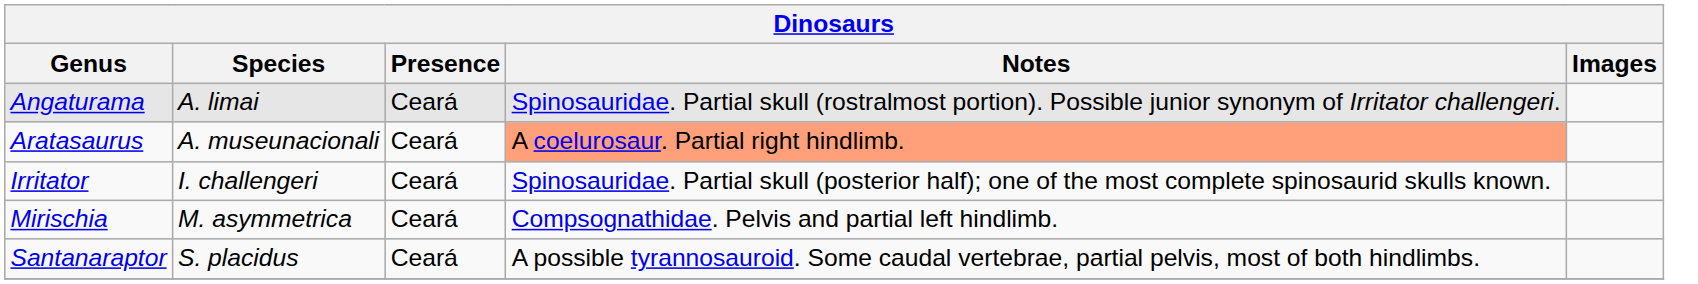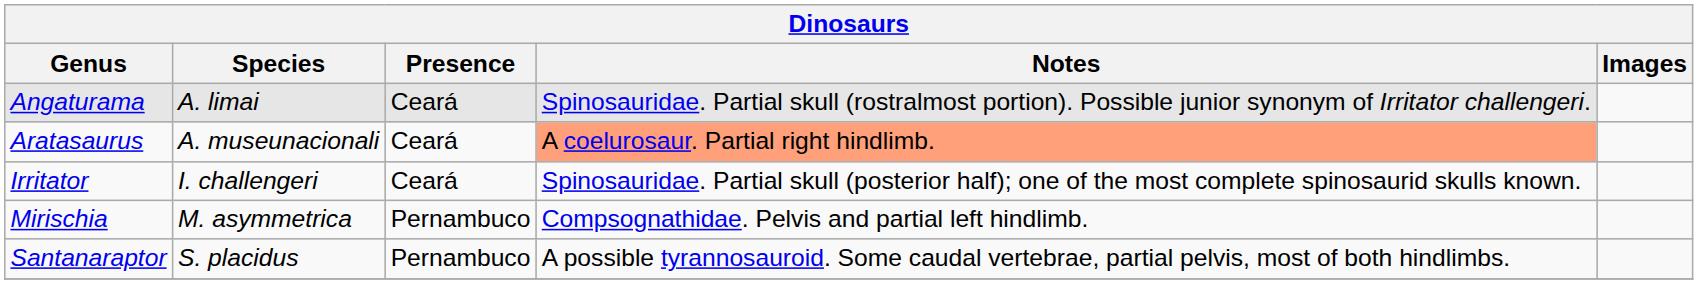(424, 219) Ceará -> (461, 219) Pernambuco
(424, 258) Ceará -> (461, 258) Pernambuco
